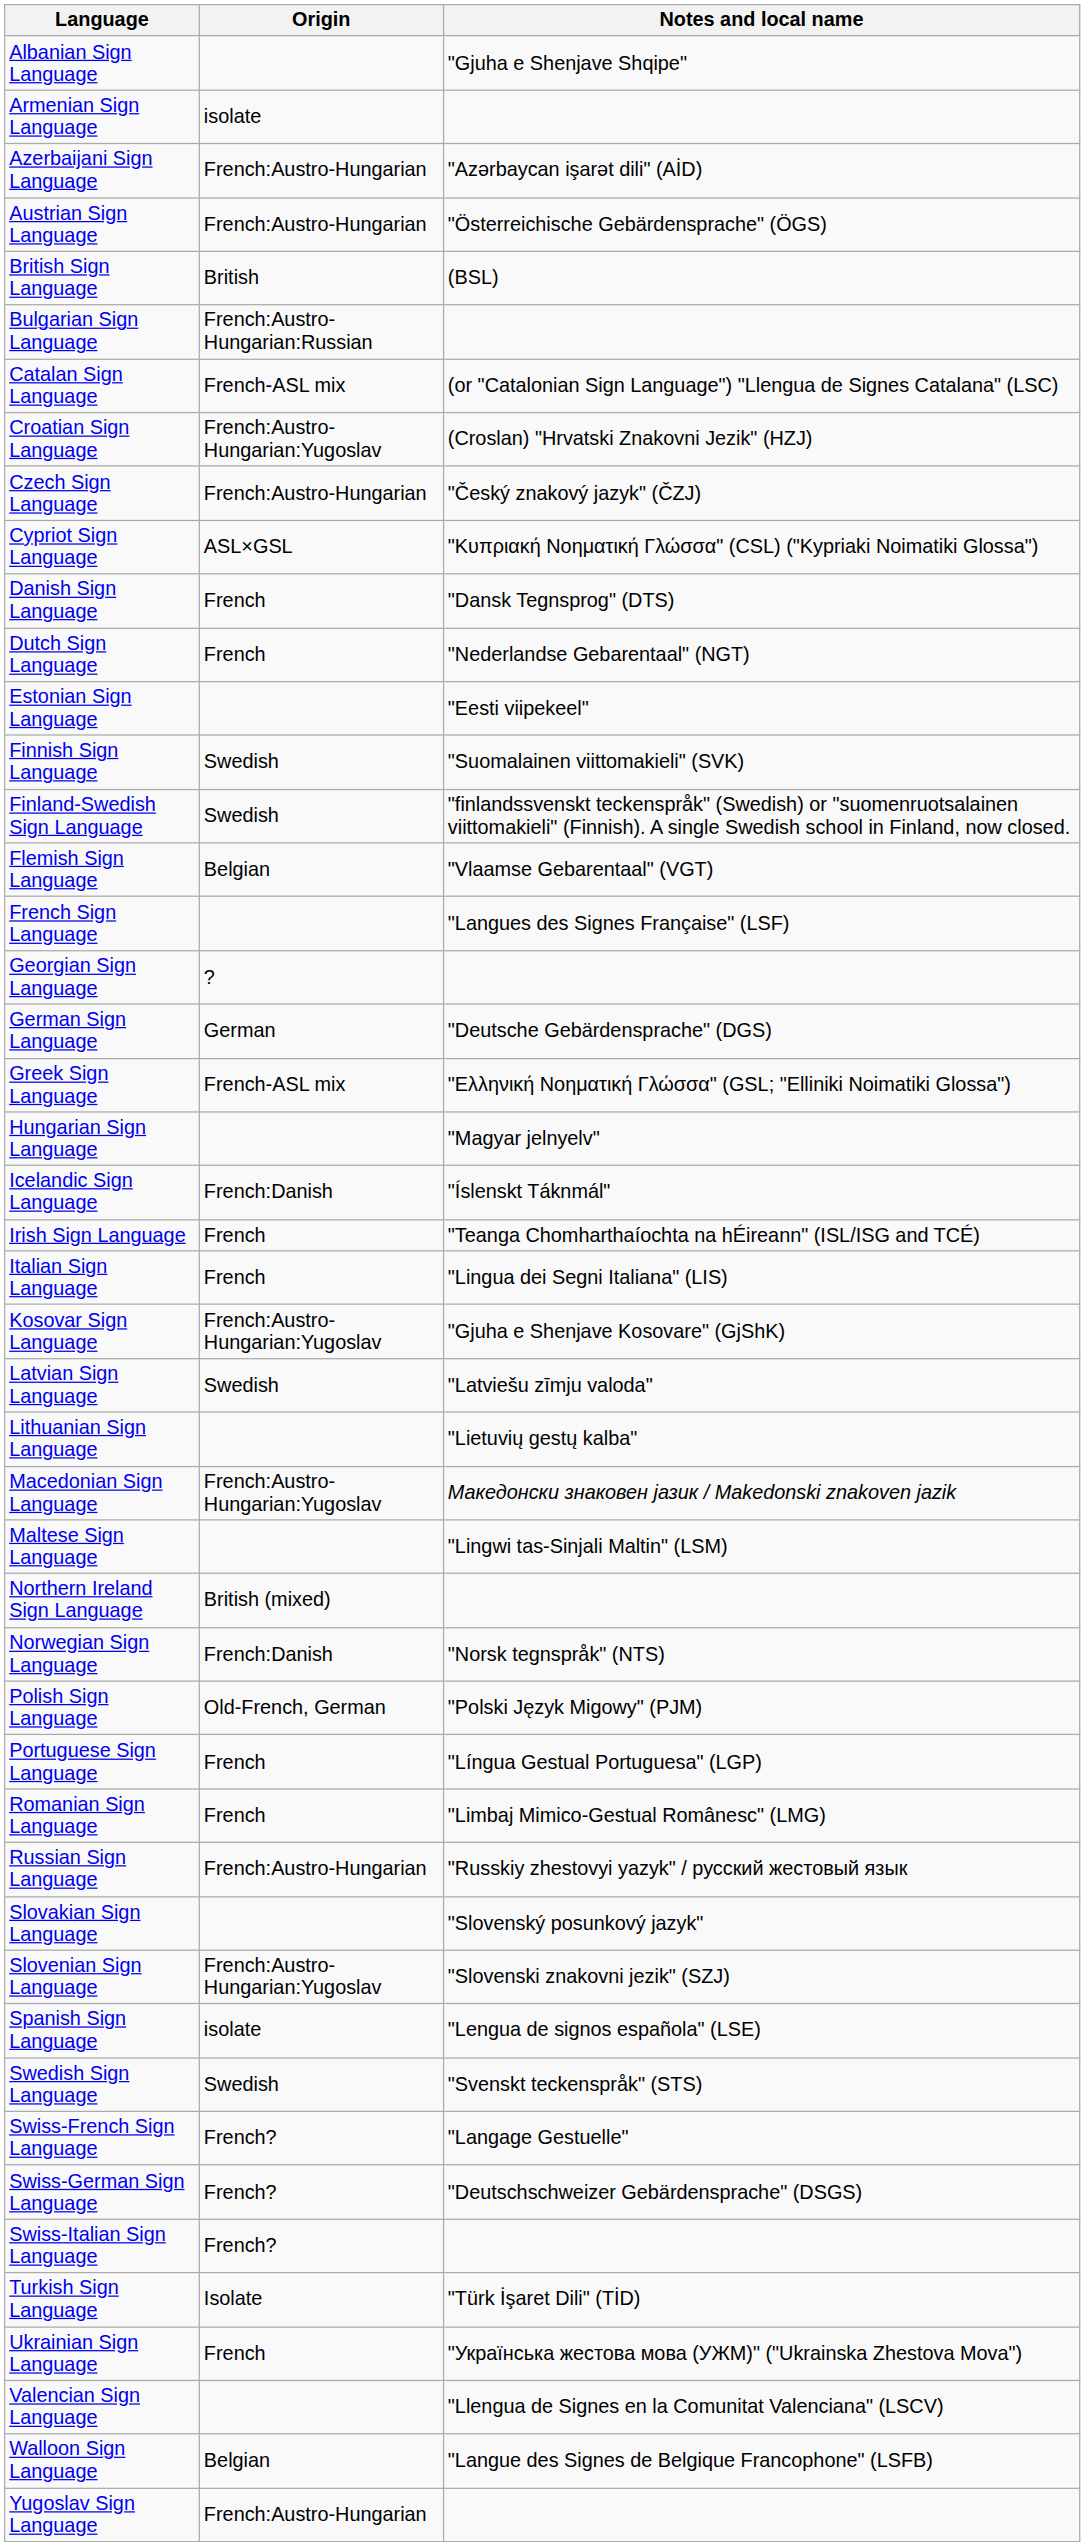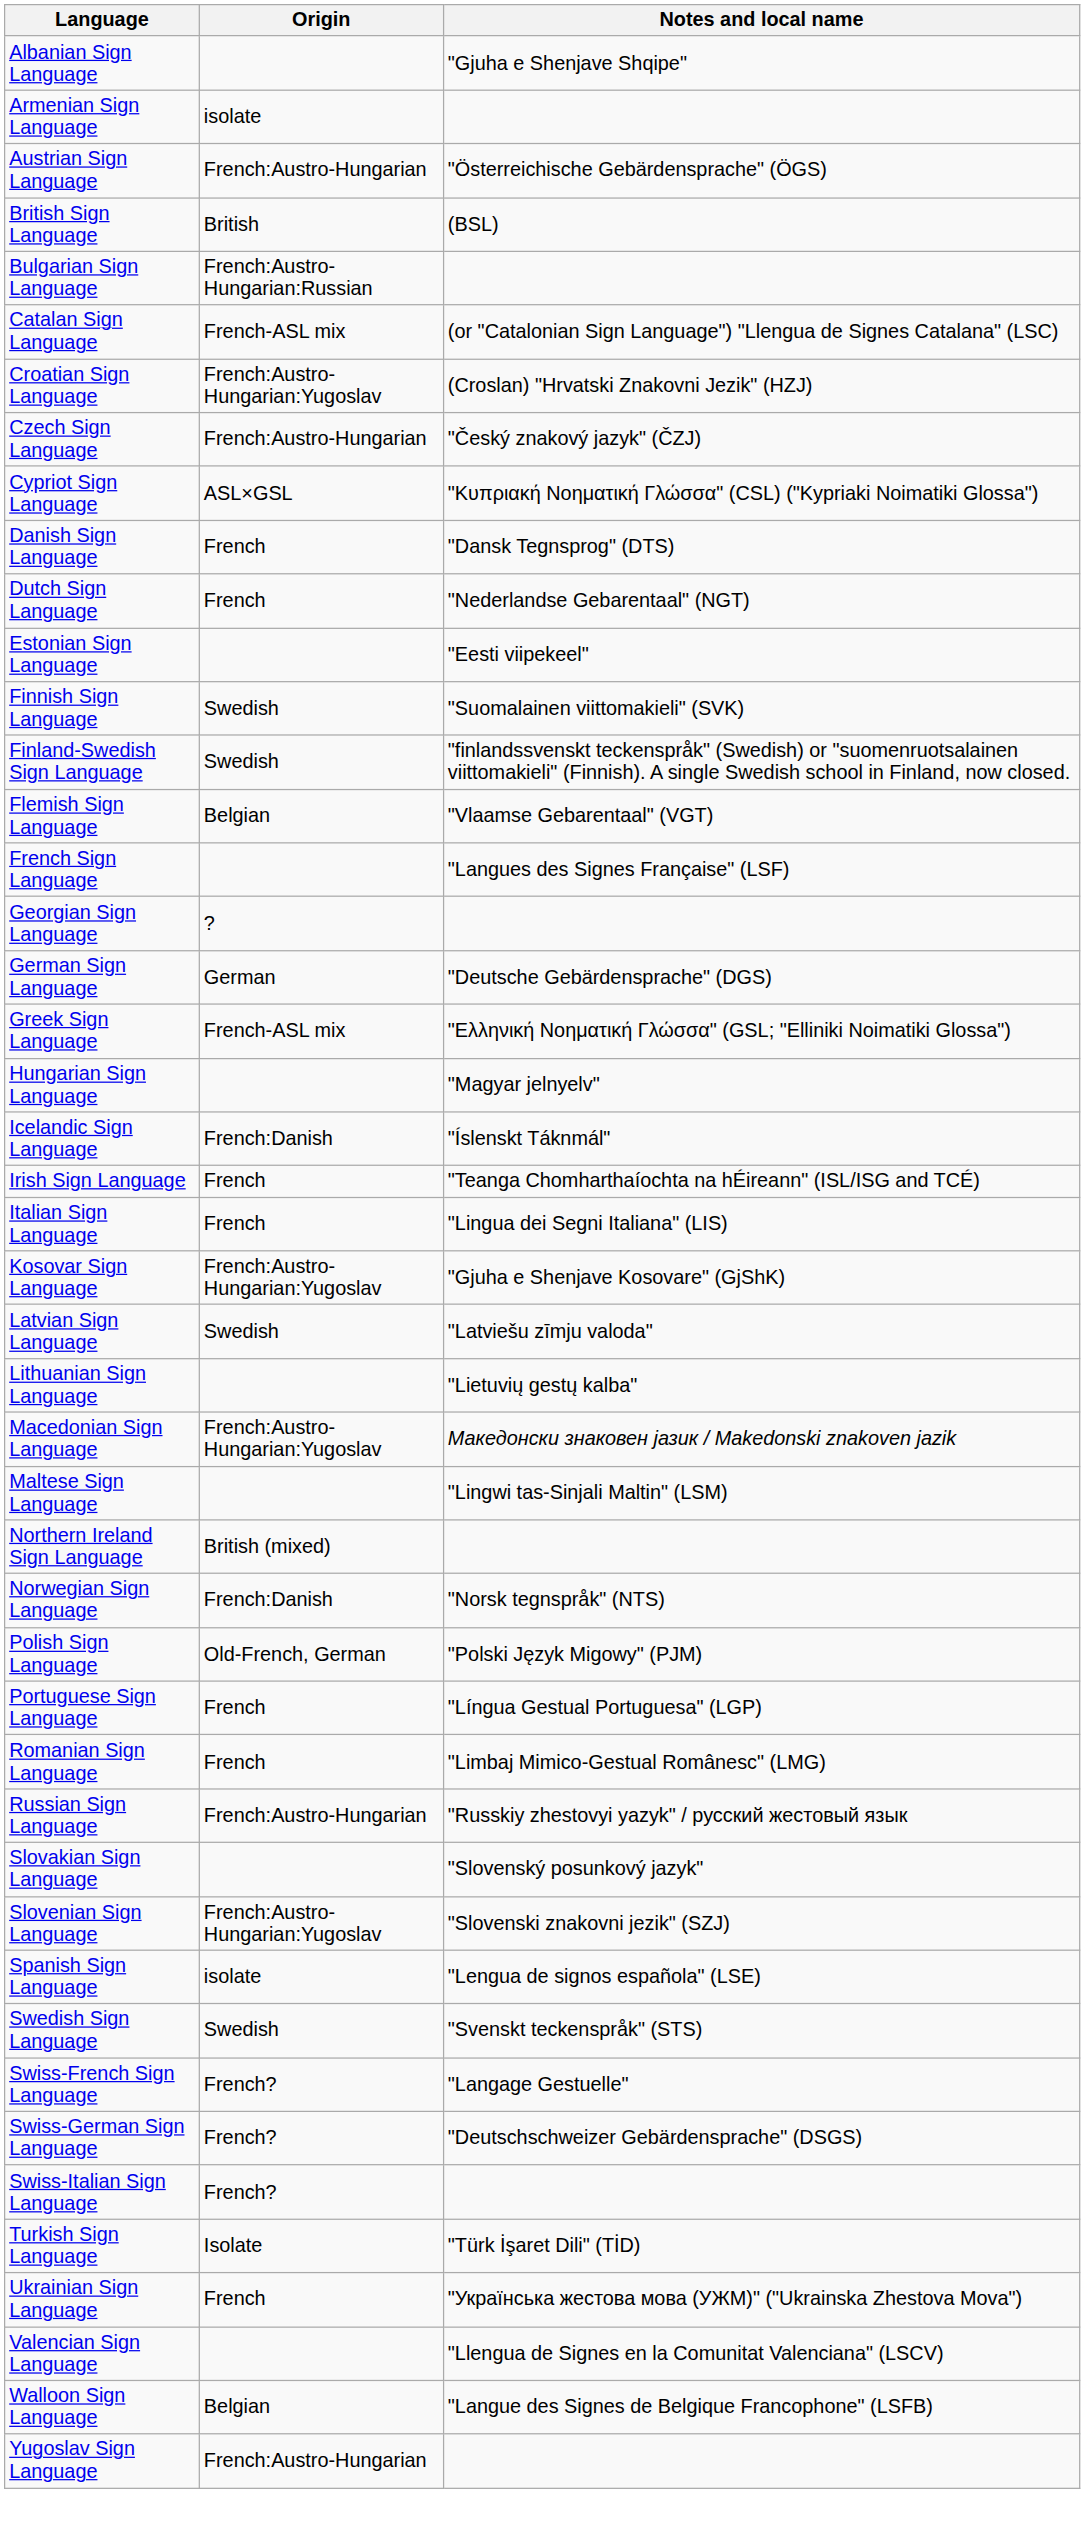- row: (81, 170)
